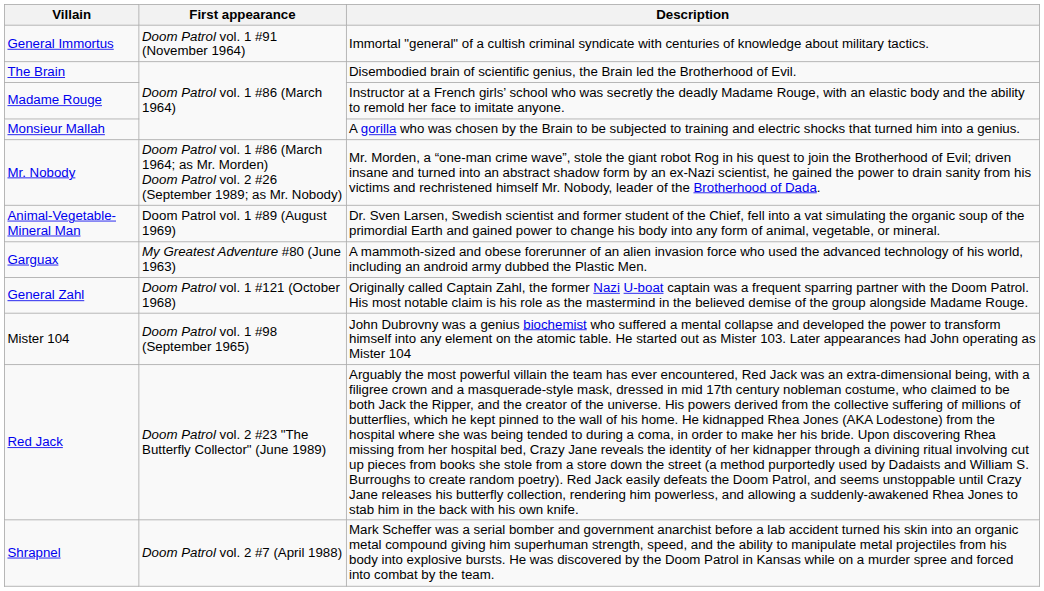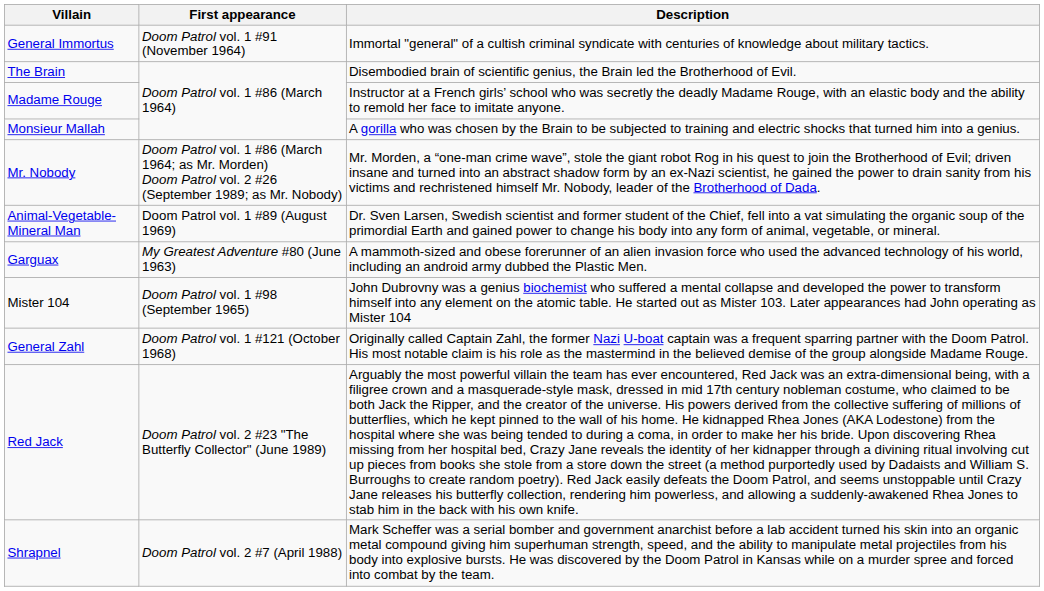rows swapped: (38, 339) <-> (46, 295)
